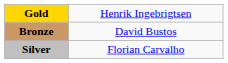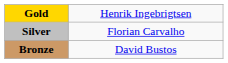rows swapped: (36, 49) <-> (36, 31)
